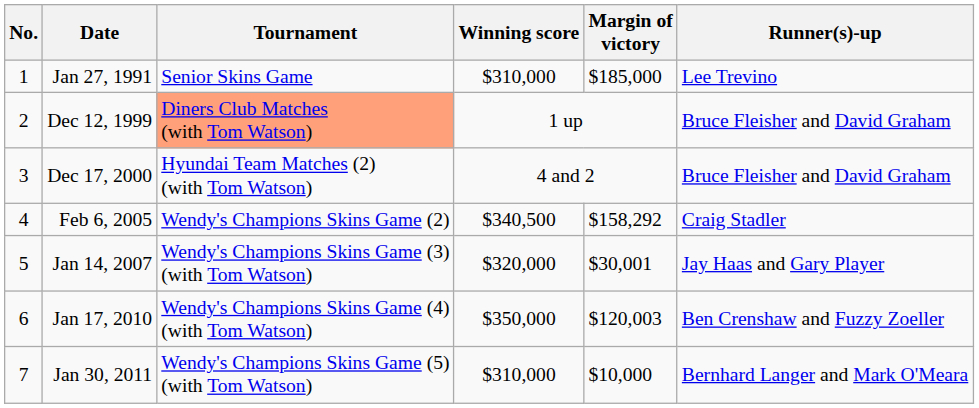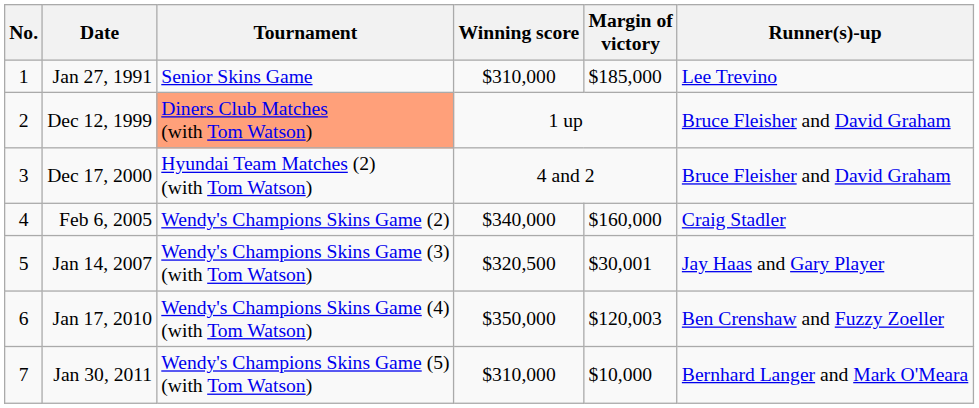(519, 219) $340,500 -> (519, 219) $340,000
(625, 219) $158,292 -> (625, 219) $160,000
(519, 263) $320,000 -> (519, 263) $320,500
